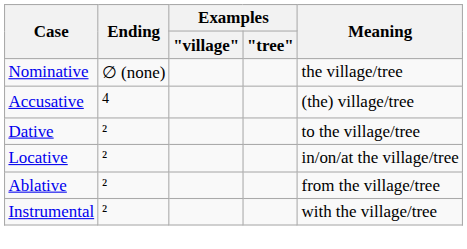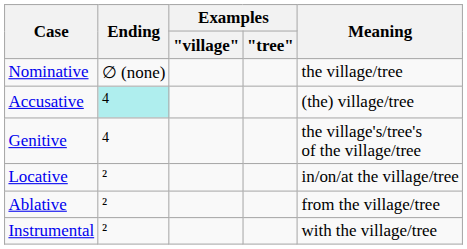(106, 98) no background -> (106, 98) paleturquoise background
+ row: (38, 140)
- row: (31, 131)
